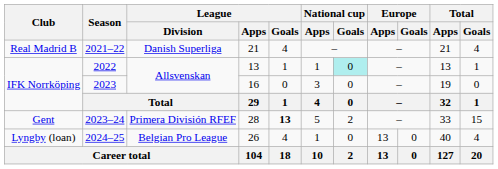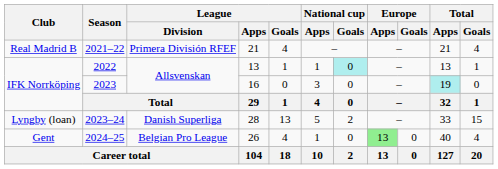(183, 48) Danish Superliga -> (183, 48) Primera División RFEF
(445, 84) no background -> (445, 84) paleturquoise background
(43, 119) Gent -> (43, 119) Lyngby (loan)
(183, 119) Primera División RFEF -> (183, 119) Danish Superliga
(285, 119) bold -> (285, 119) normal
(43, 137) Lyngby (loan) -> (43, 137) Gent
(383, 137) no background -> (383, 137) lightgreen background
